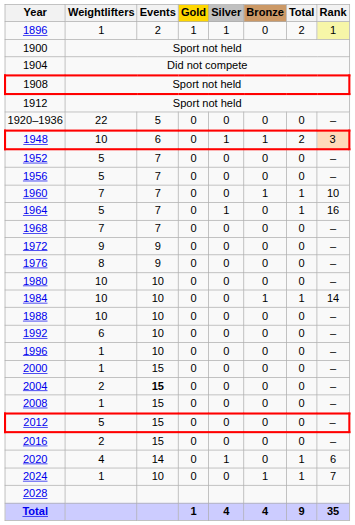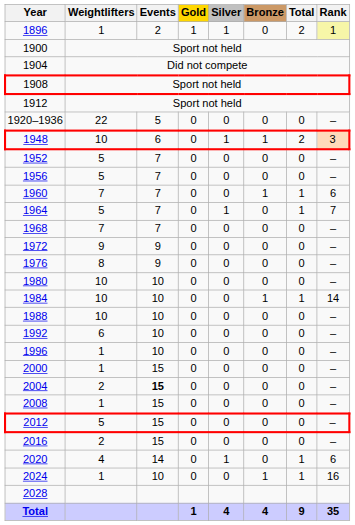(333, 193) 10 -> (333, 193) 6
(333, 211) 16 -> (333, 211) 7
(333, 476) 7 -> (333, 476) 16
